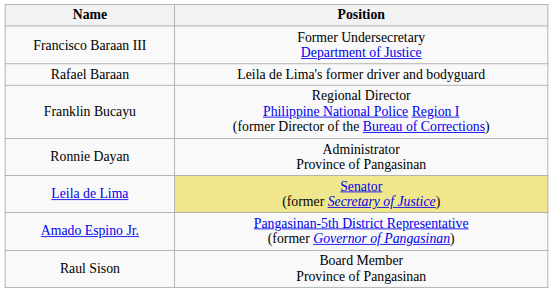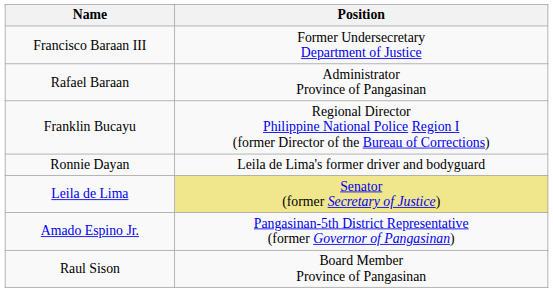(361, 74) Leila de Lima's former driver and bodyguard -> (361, 82) Administrator Province of Pangasinan
(361, 156) Administrator Province of Pangasinan -> (361, 164) Leila de Lima's former driver and bodyguard
